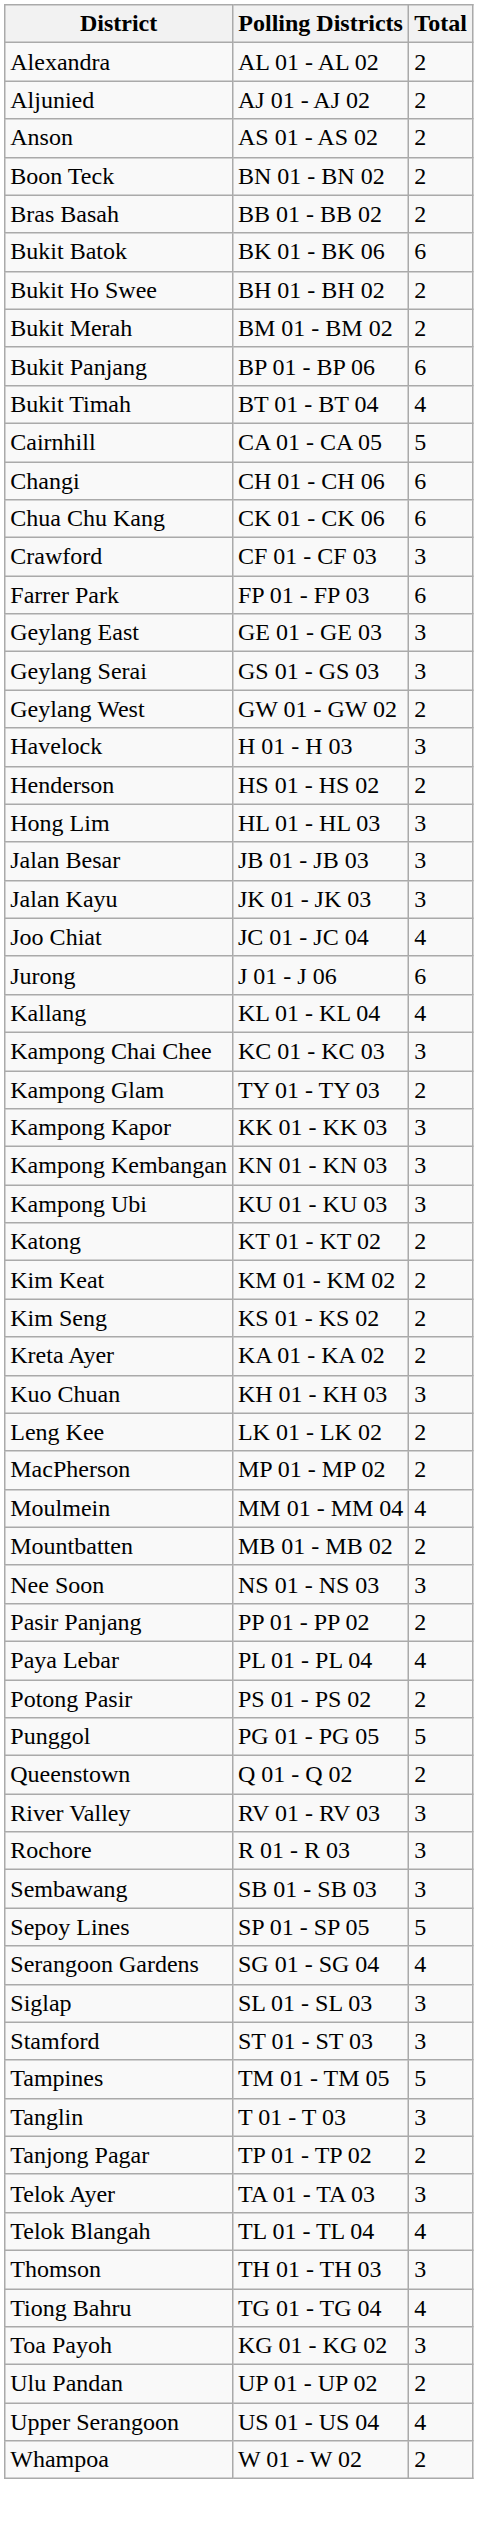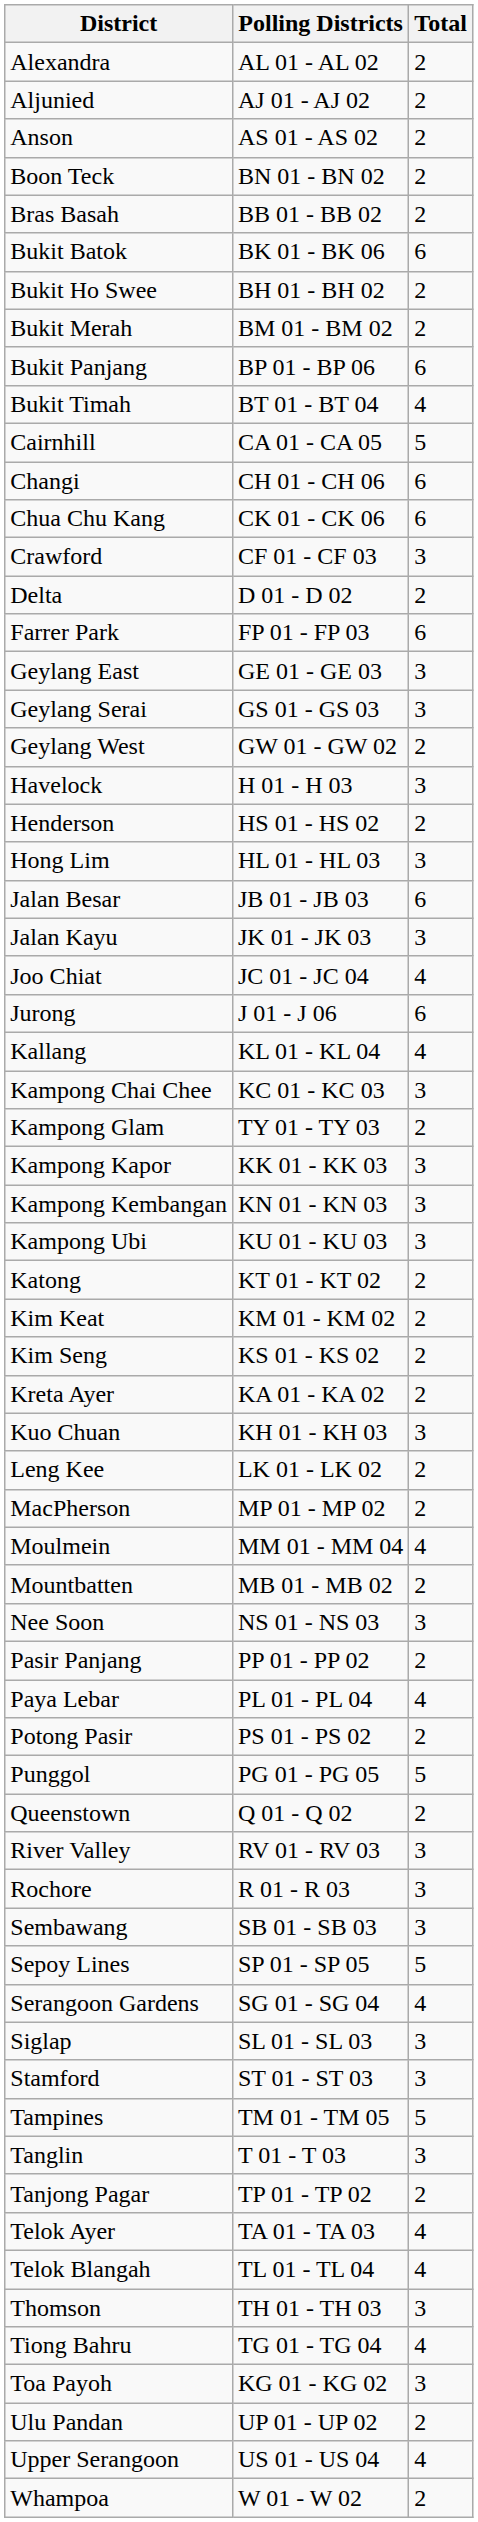+ row: (36, 594)
(420, 860) 3 -> (420, 898) 6
(420, 2193) 3 -> (420, 2231) 4
